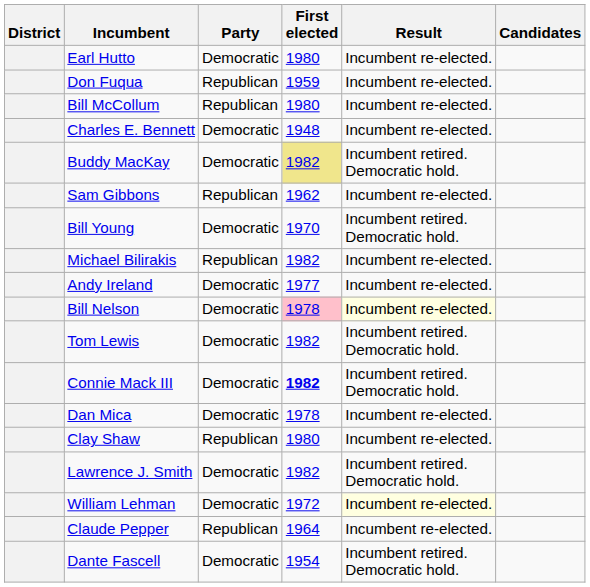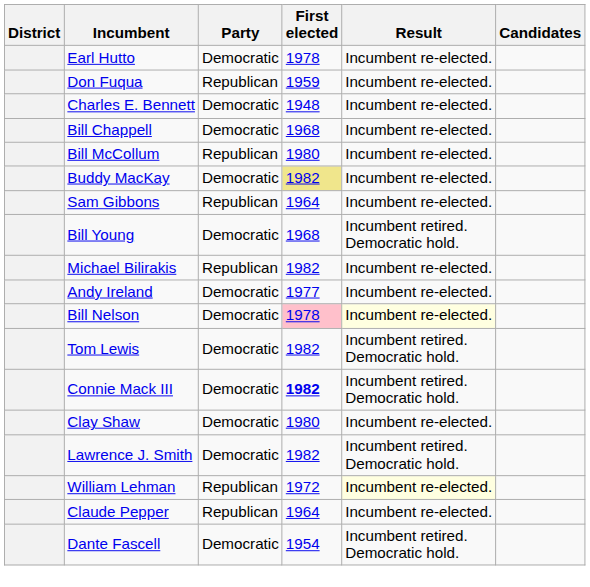(303, 57) 1980 -> (303, 57) 1978
rows swapped: (131, 130) <-> (113, 105)
+ row: (110, 130)
(406, 162) Incumbent retired. Democratic hold. -> (419, 178) Incumbent re-elected.
(303, 195) 1962 -> (303, 202) 1964
(303, 228) 1970 -> (303, 235) 1968
- row: (99, 415)
(240, 439) Republican -> (240, 422) Democratic
(240, 504) Democratic -> (240, 487) Republican
